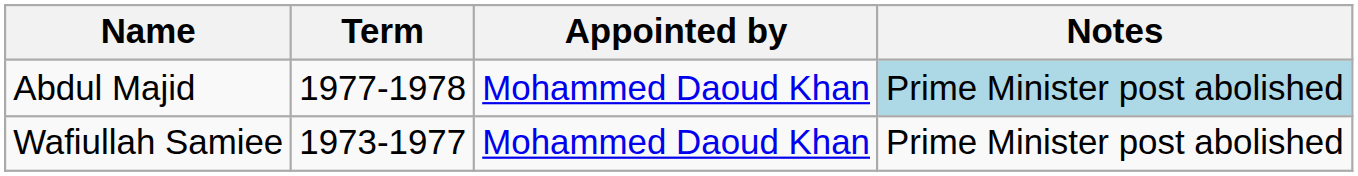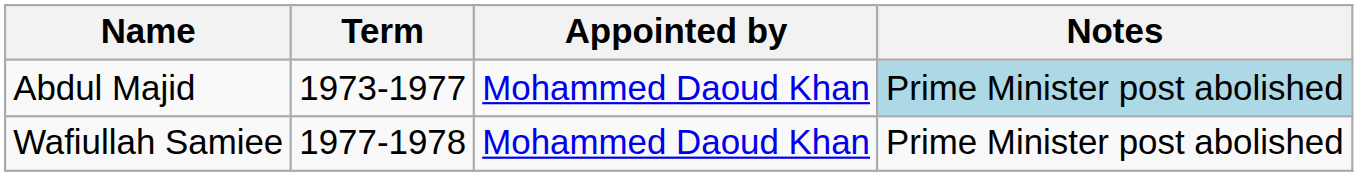(383, 87) 1977-1978 -> (383, 87) 1973-1977
(383, 142) 1973-1977 -> (383, 142) 1977-1978
